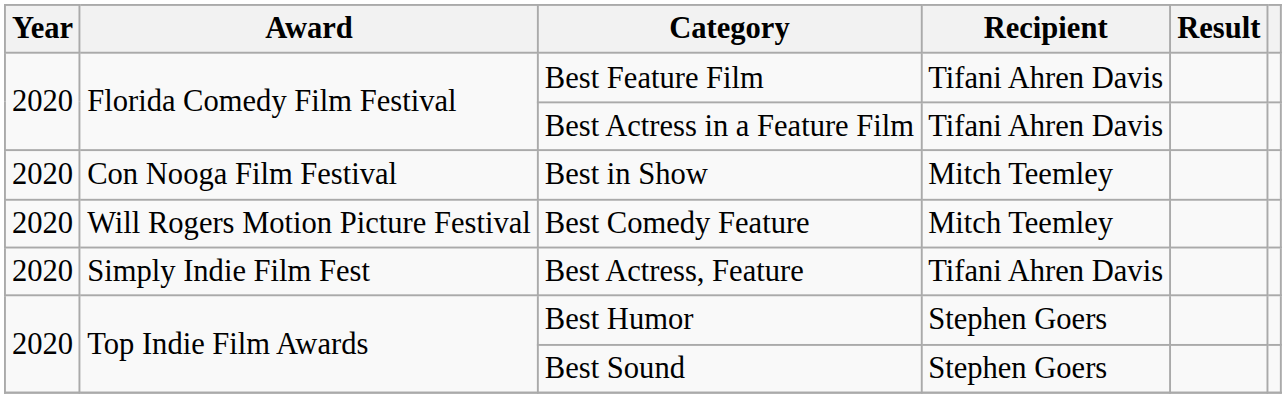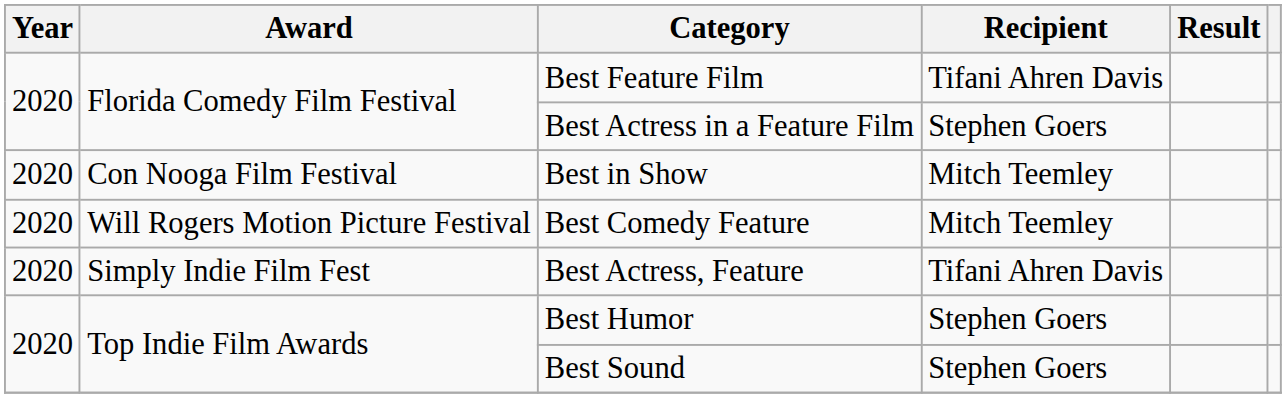(1046, 125) Tifani Ahren Davis -> (1018, 125) Stephen Goers
